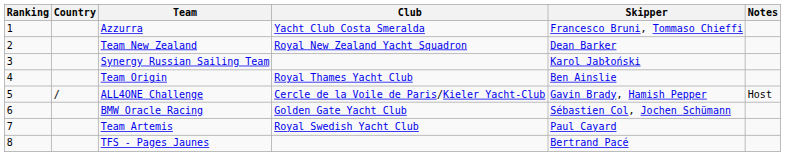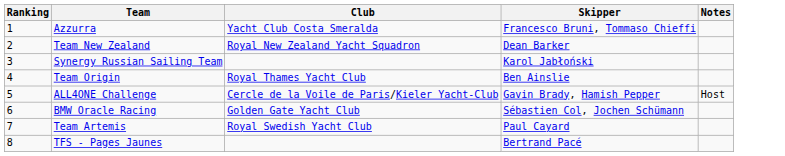- column: (75, 13)
